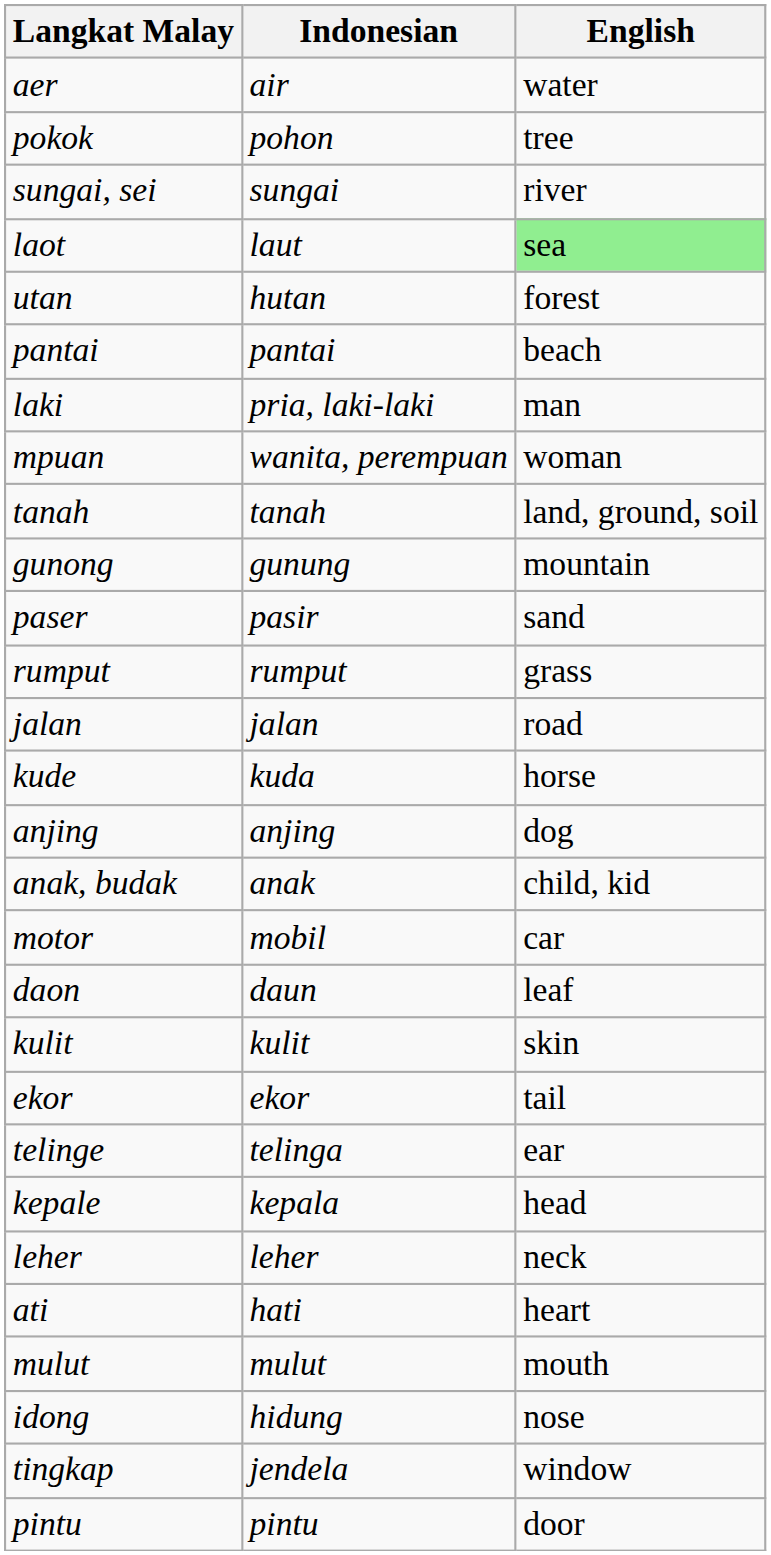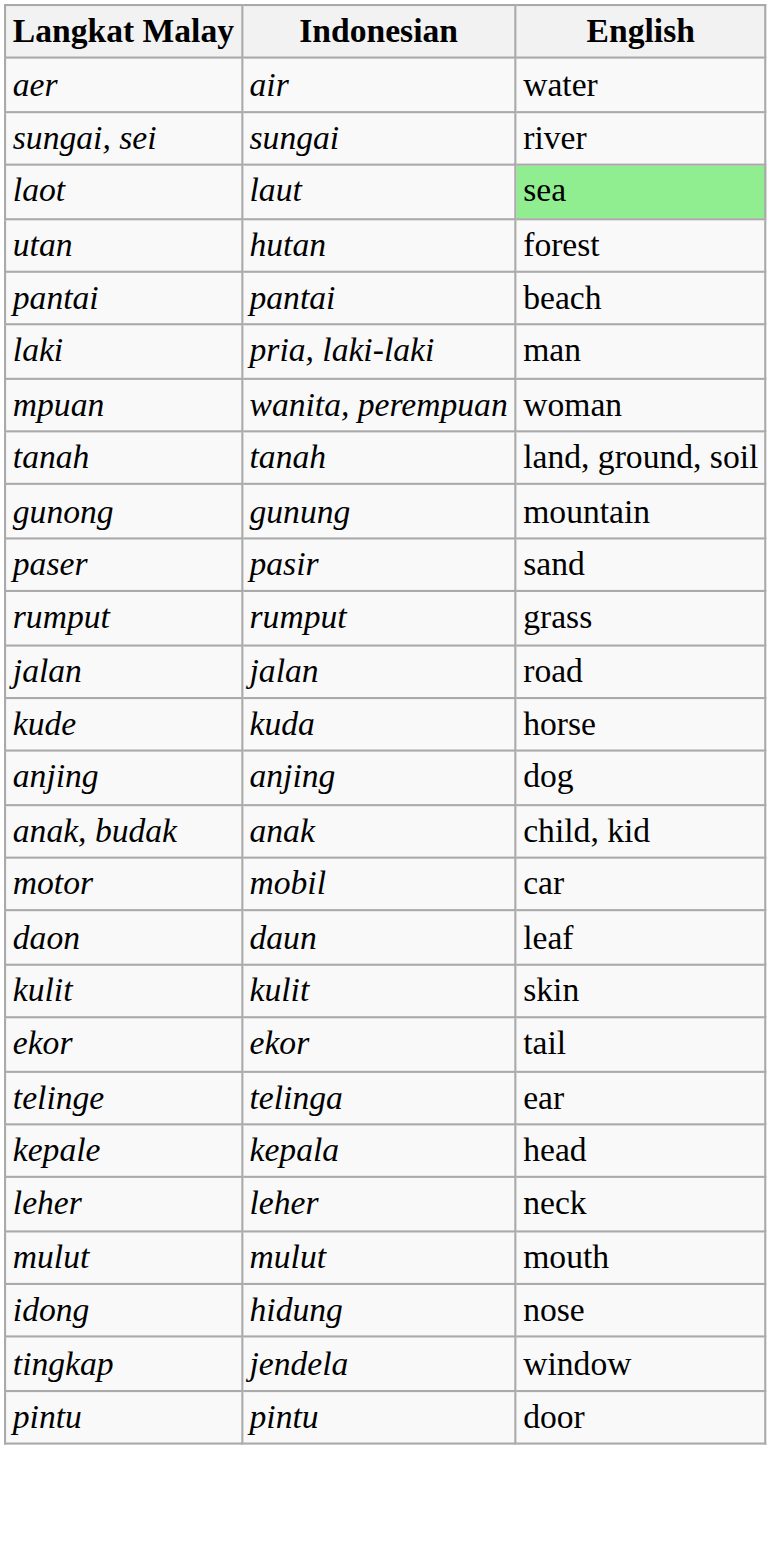- row: (53, 137)
- row: (31, 1310)
